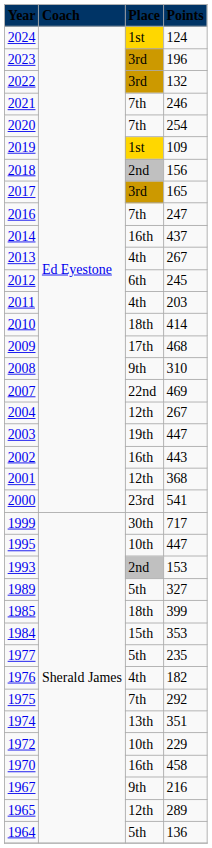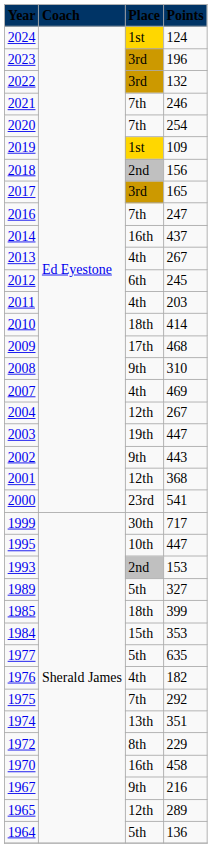(142, 390) 22nd -> (137, 390) 4th
(141, 457) 16th -> (137, 457) 9th
(177, 655) 235 -> (177, 655) 635
(141, 744) 10th -> (137, 744) 8th
